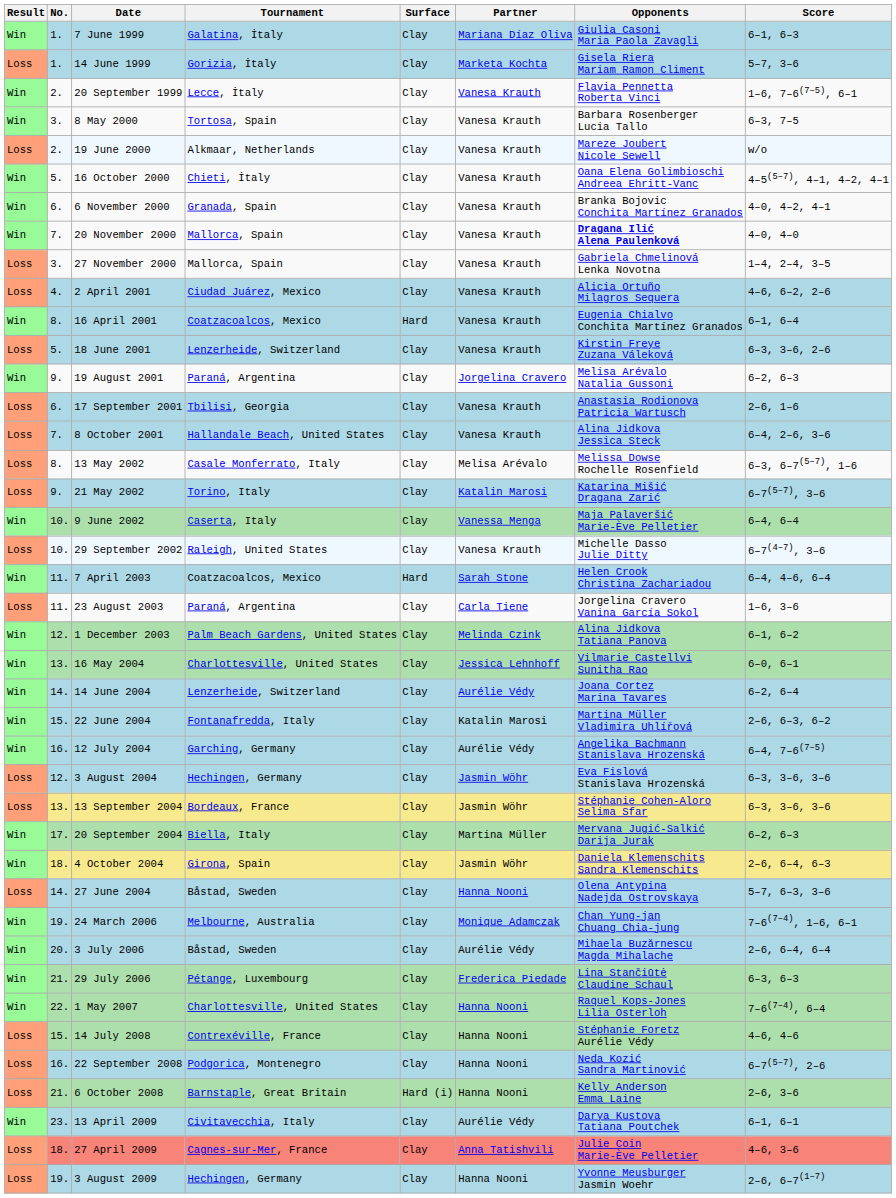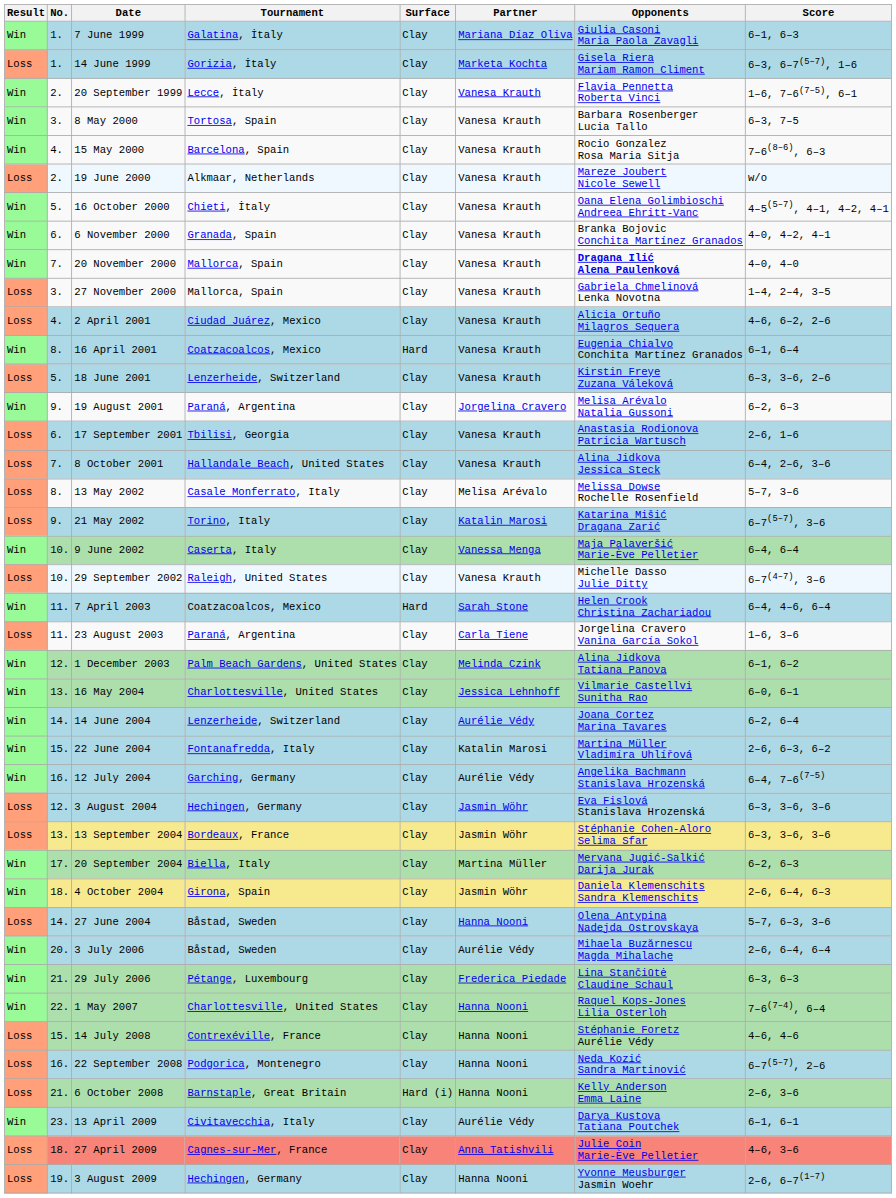(773, 64) 5–7, 3–6 -> (803, 64) 6–3, 6–7(5–7), 1–6
+ row: (109, 149)
(803, 464) 6–3, 6–7(5–7), 1–6 -> (773, 493) 5–7, 3–6
- row: (116, 921)
